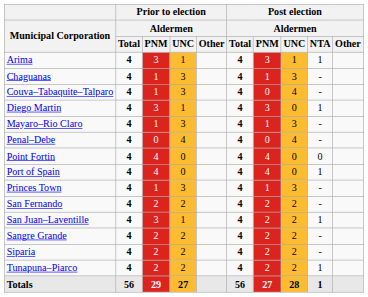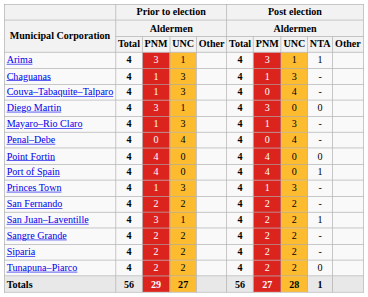(320, 108) 1 -> (320, 108) 0
(320, 268) 1 -> (320, 268) 0
